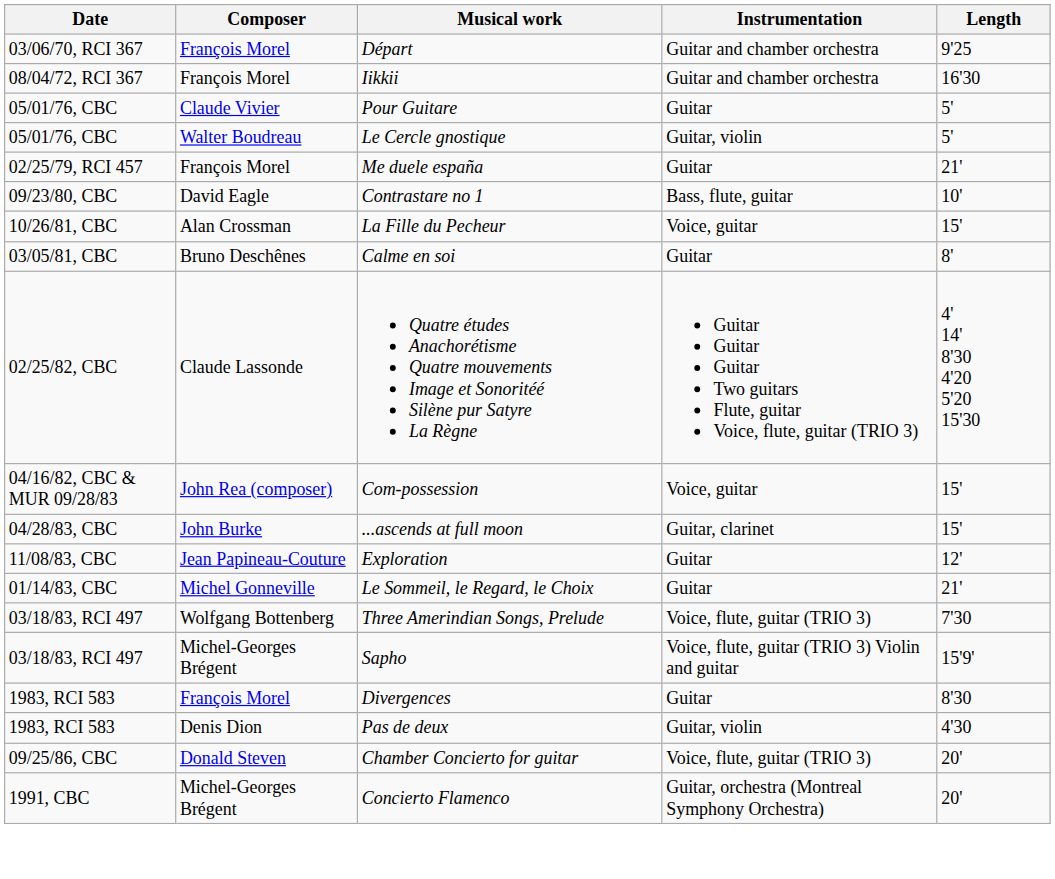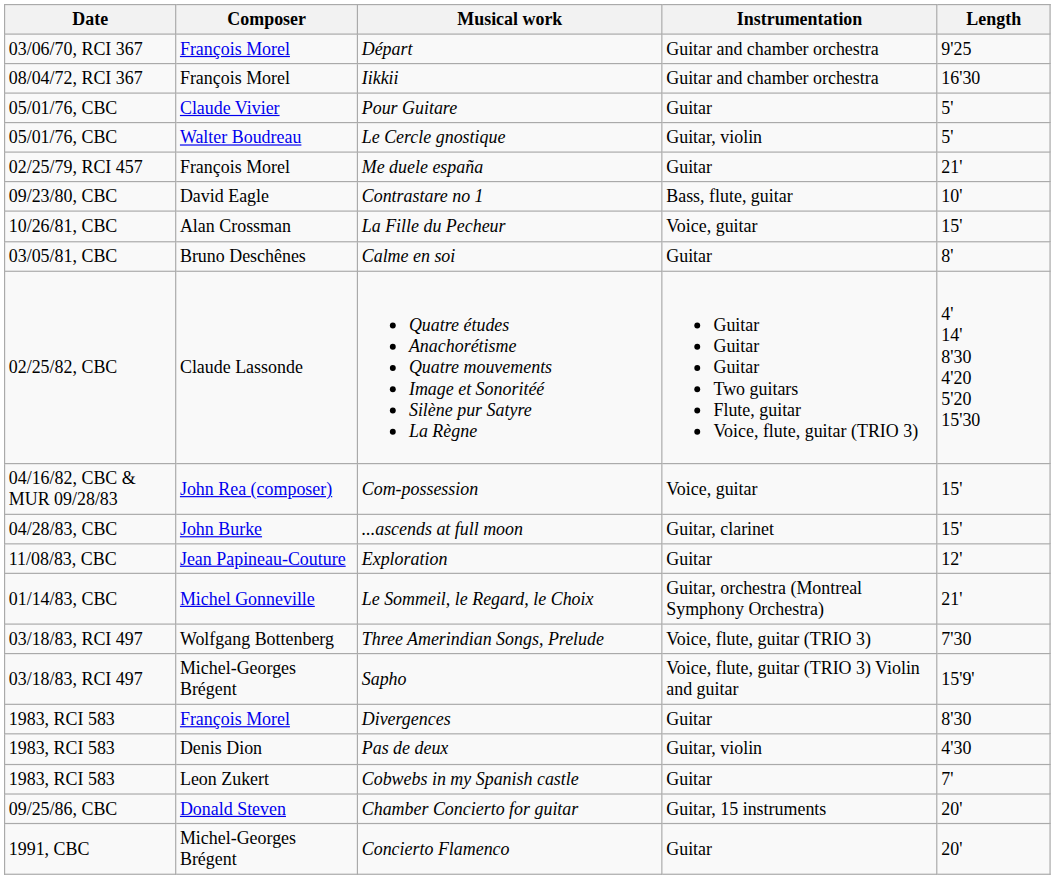(689, 588) Guitar -> (764, 599) Guitar, orchestra (Montreal Symphony Orchestra)
+ row: (470, 778)
(769, 757) Voice, flute, guitar (TRIO 3) -> (746, 808) Guitar, 15 instruments
(764, 797) Guitar, orchestra (Montreal Symphony Orchestra) -> (689, 848) Guitar
